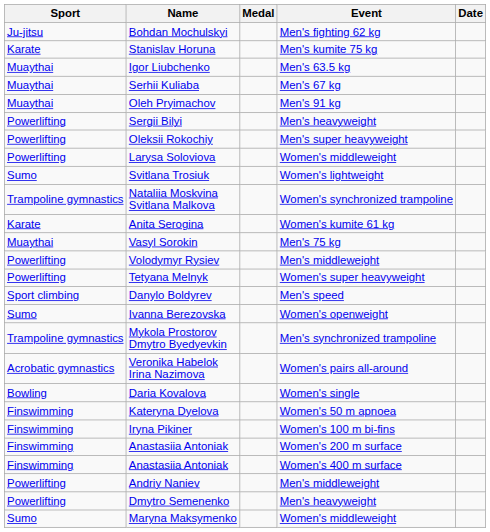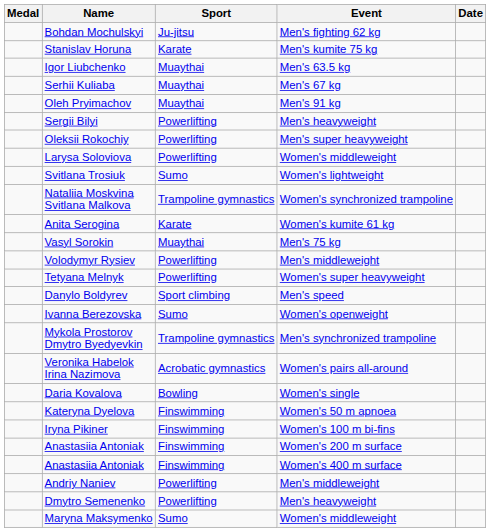columns swapped: (258, 14) <-> (65, 14)
